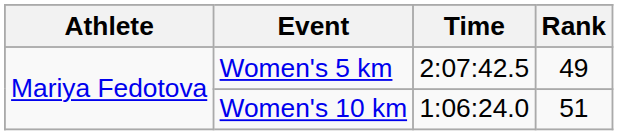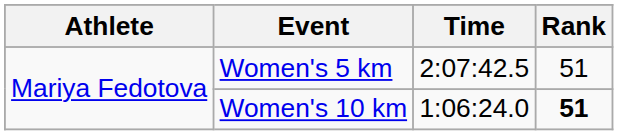(574, 68) 49 -> (574, 68) 51
(574, 109) normal -> (574, 109) bold
